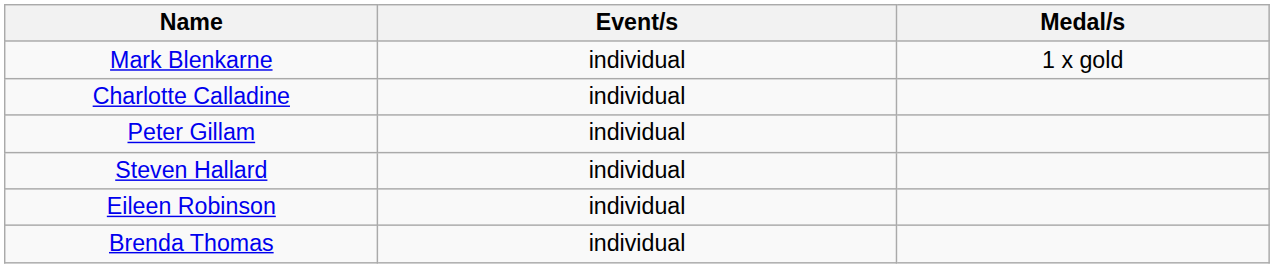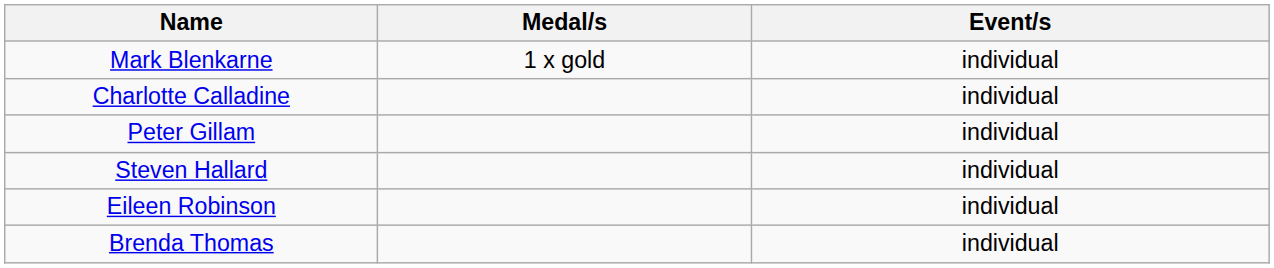columns swapped: (637, 22) <-> (1083, 22)
